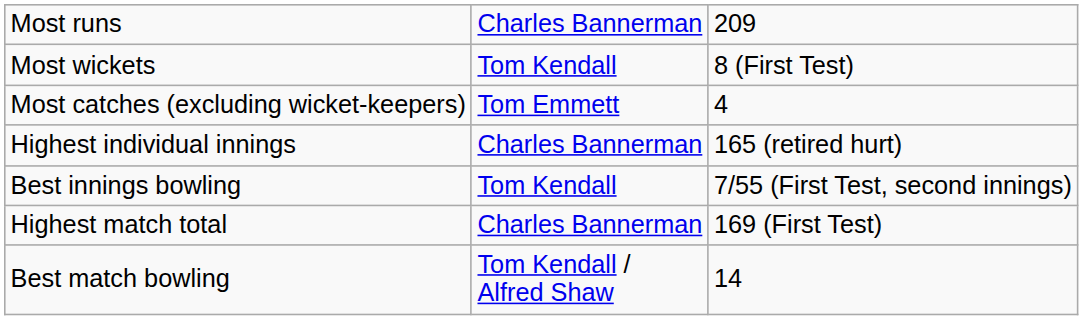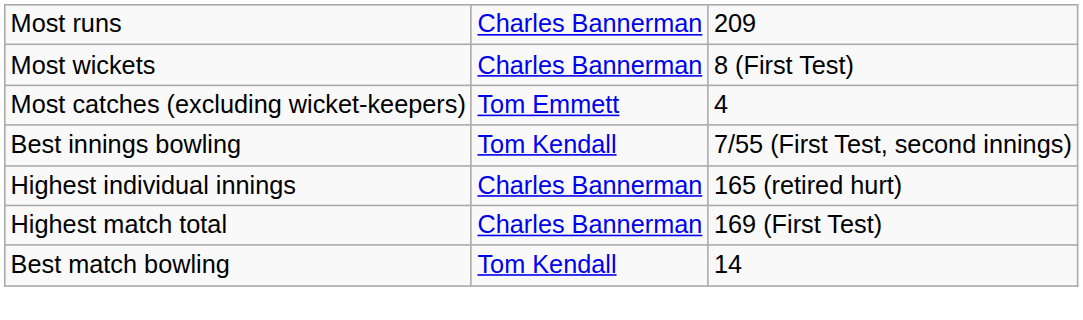(547, 64) Tom Kendall -> (590, 64) Charles Bannerman
rows swapped: (153, 144) <-> (126, 184)
(554, 279) Tom Kendall / Alfred Shaw -> (547, 265) Tom Kendall
